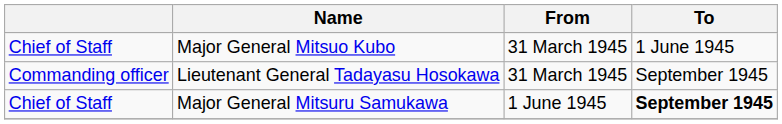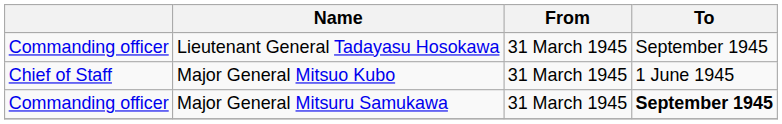rows swapped: (338, 75) <-> (286, 47)
(60, 103) Chief of Staff -> (89, 103) Commanding officer
(557, 103) 1 June 1945 -> (567, 103) 31 March 1945
